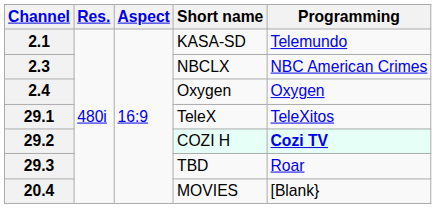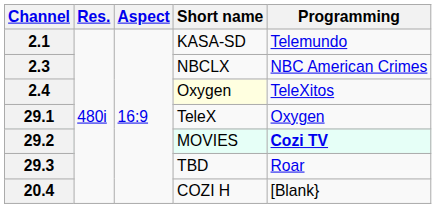(204, 91) no background -> (204, 91) lightyellow background
(298, 91) Oxygen -> (302, 91) TeleXitos
(302, 116) TeleXitos -> (298, 116) Oxygen
(204, 141) COZI H -> (208, 141) MOVIES
(208, 191) MOVIES -> (204, 191) COZI H
